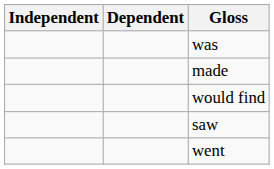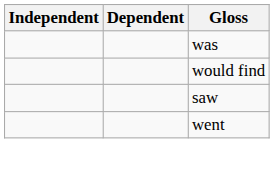- row: (210, 71)
